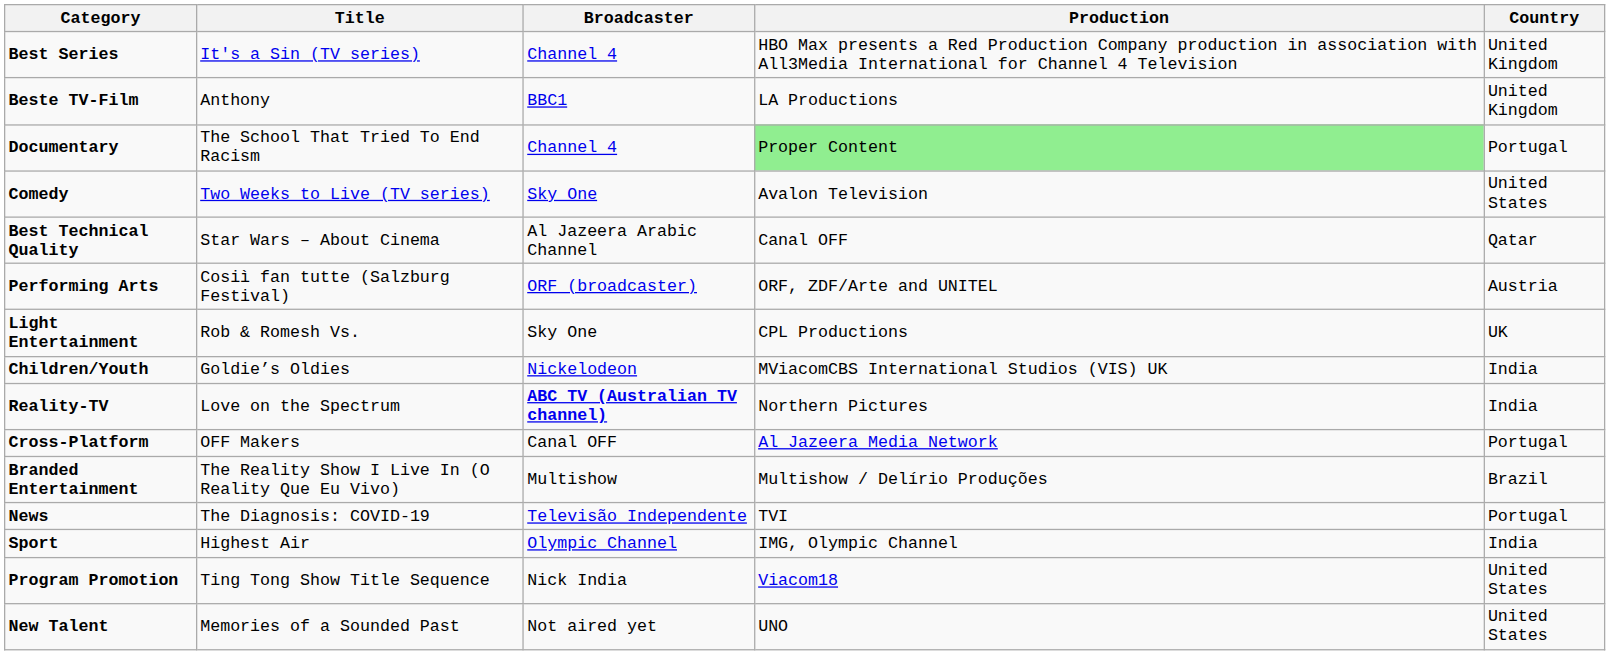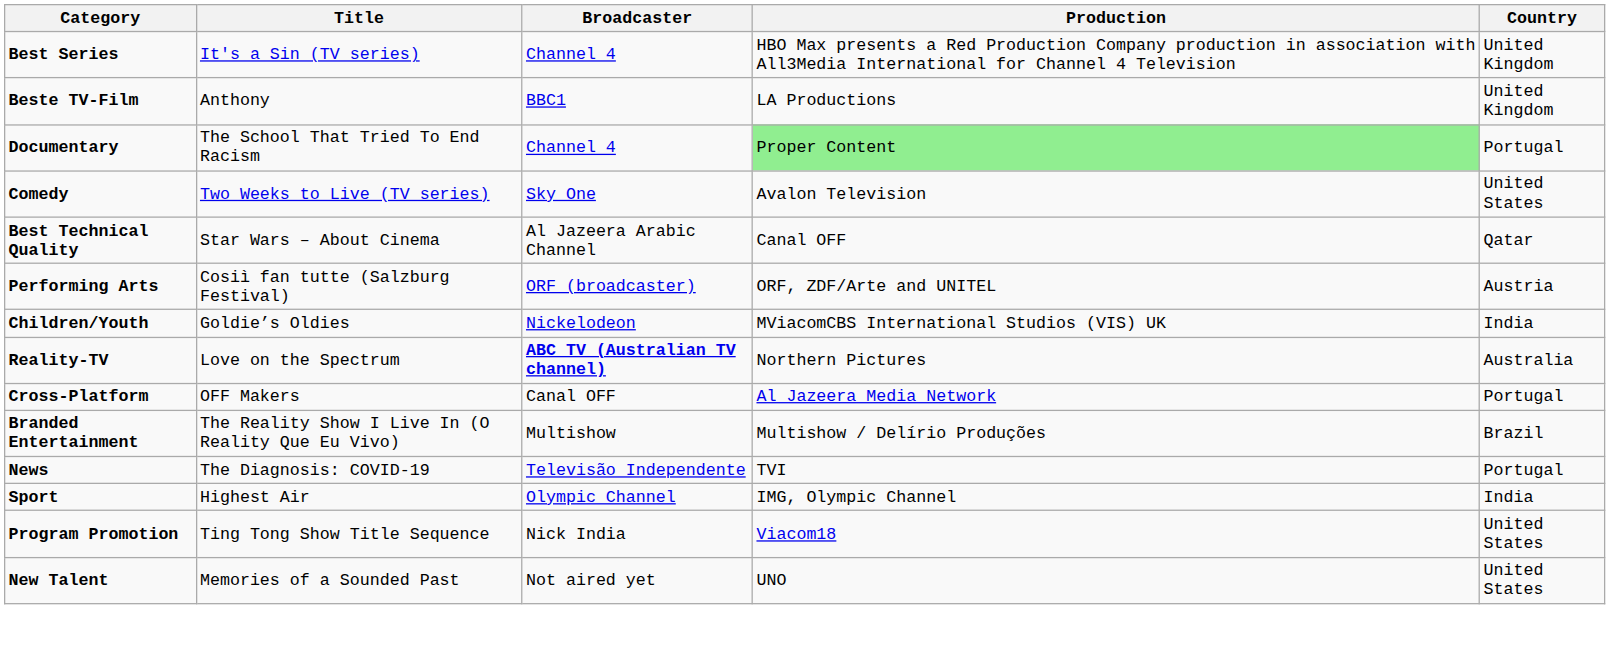- row: (74, 333)
(1513, 406) India -> (1528, 360) Australia
